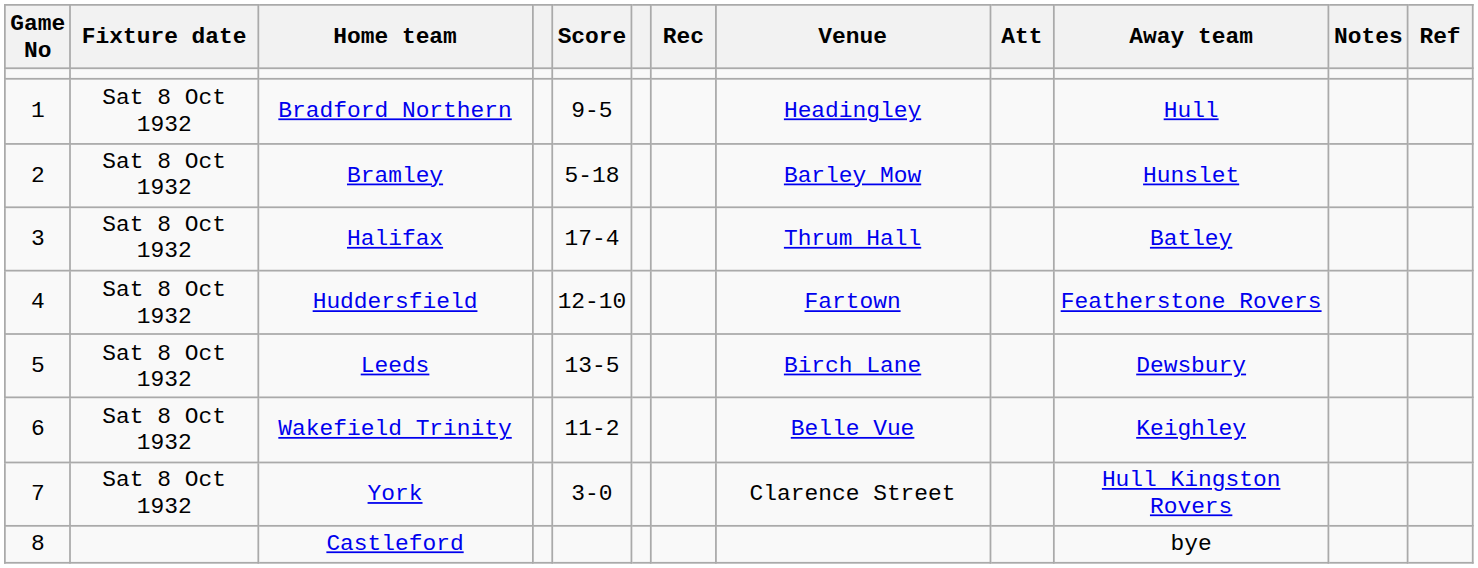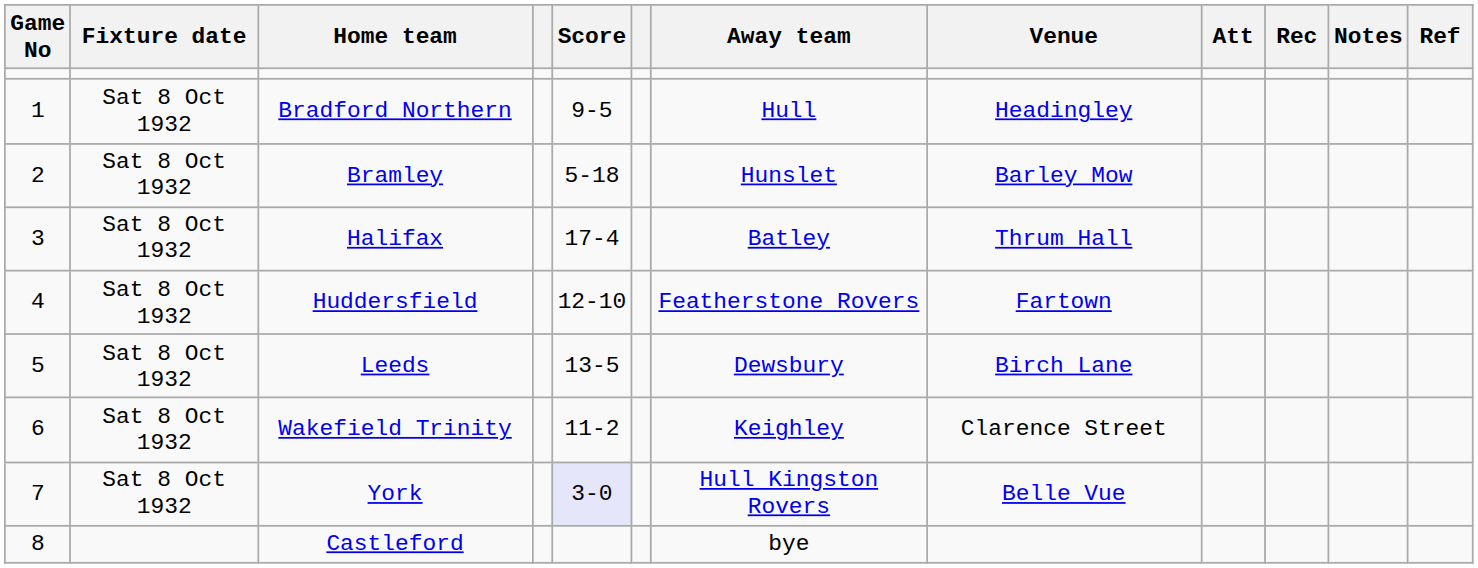columns swapped: (1191, 37) <-> (683, 37)
(853, 430) Belle Vue -> (1064, 430) Clarence Street
(592, 493) no background -> (592, 493) lavender background
(853, 493) Clarence Street -> (1064, 493) Belle Vue
